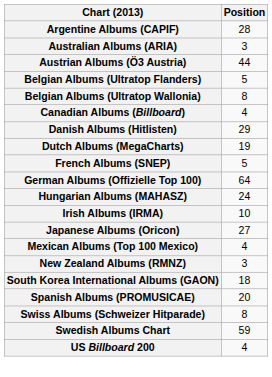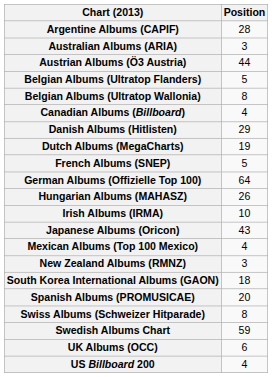(244, 197) 24 -> (244, 197) 26
(244, 230) 27 -> (244, 230) 43
+ row: (113, 347)
